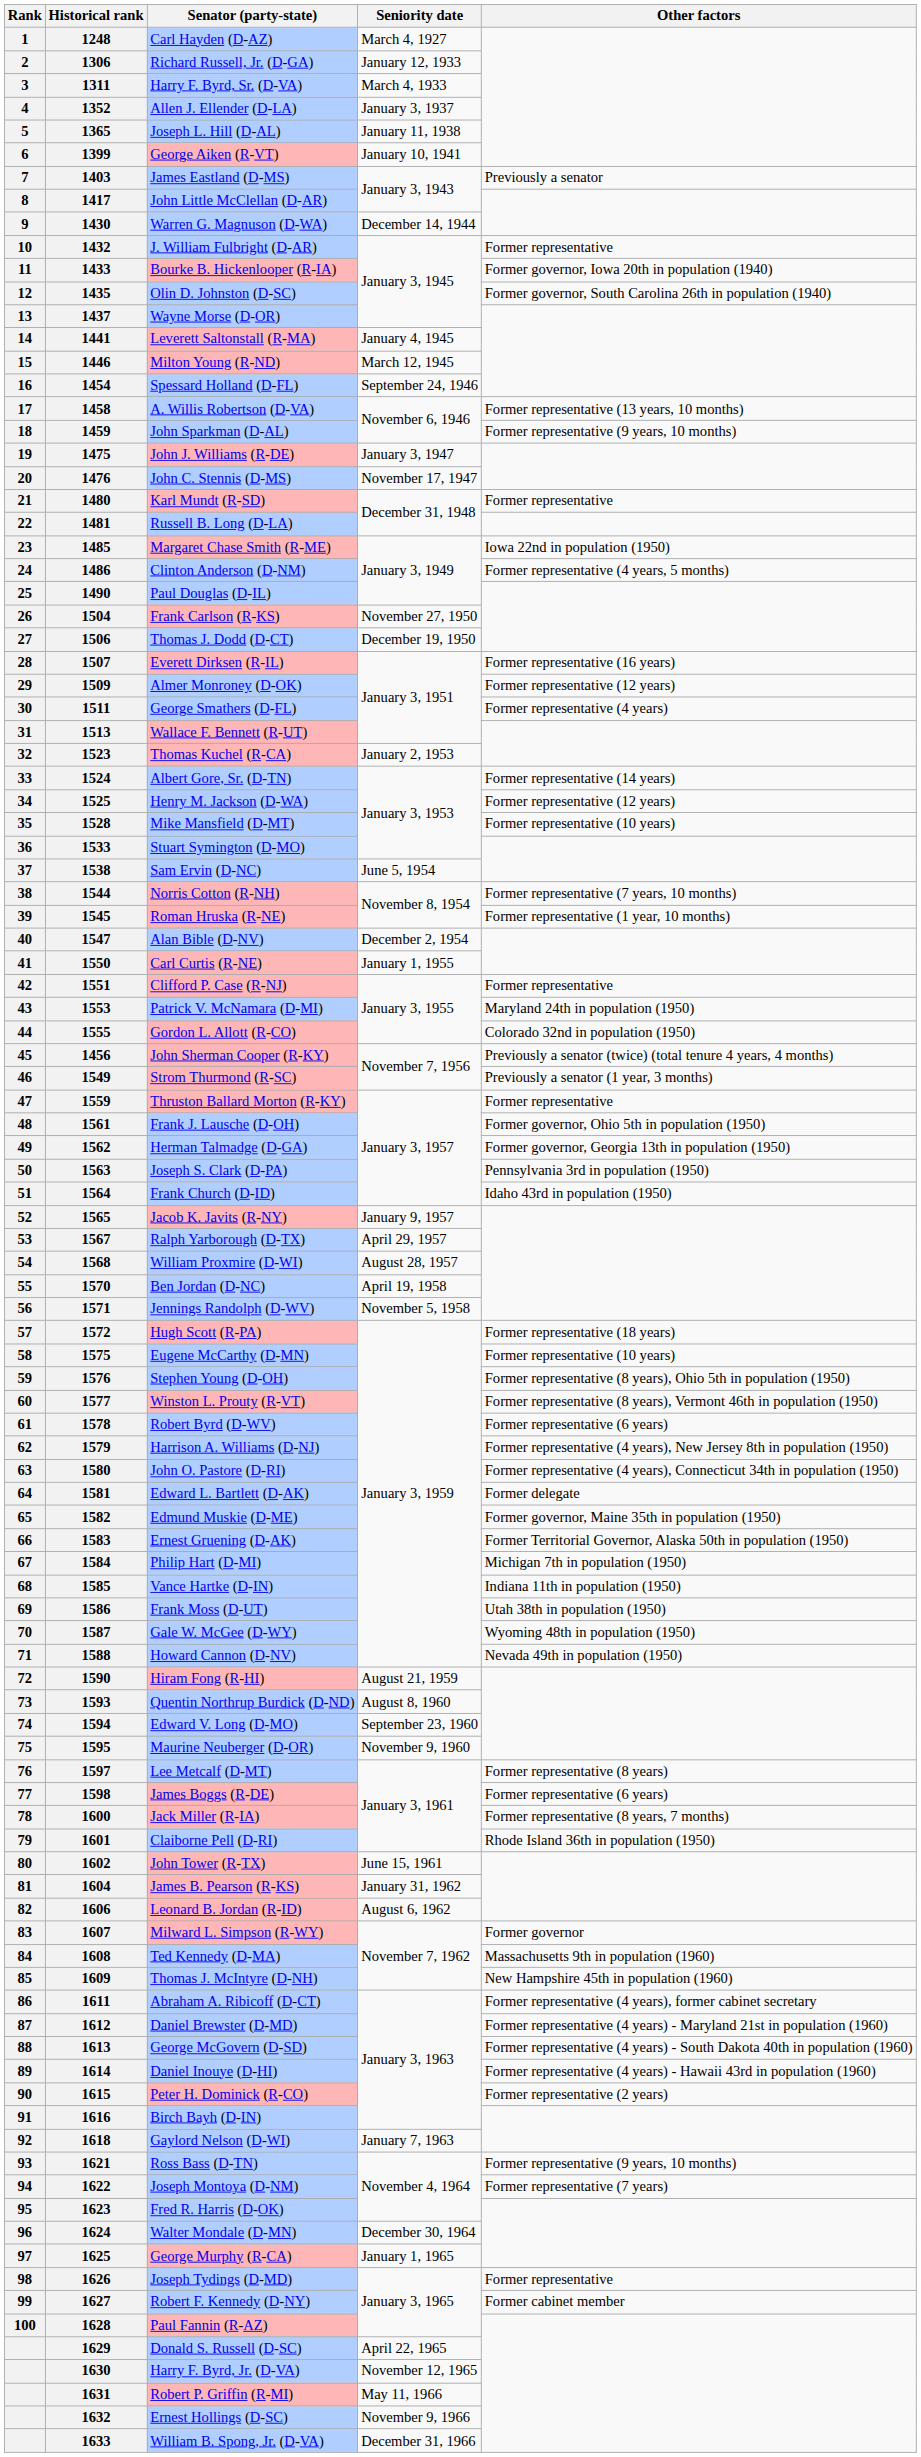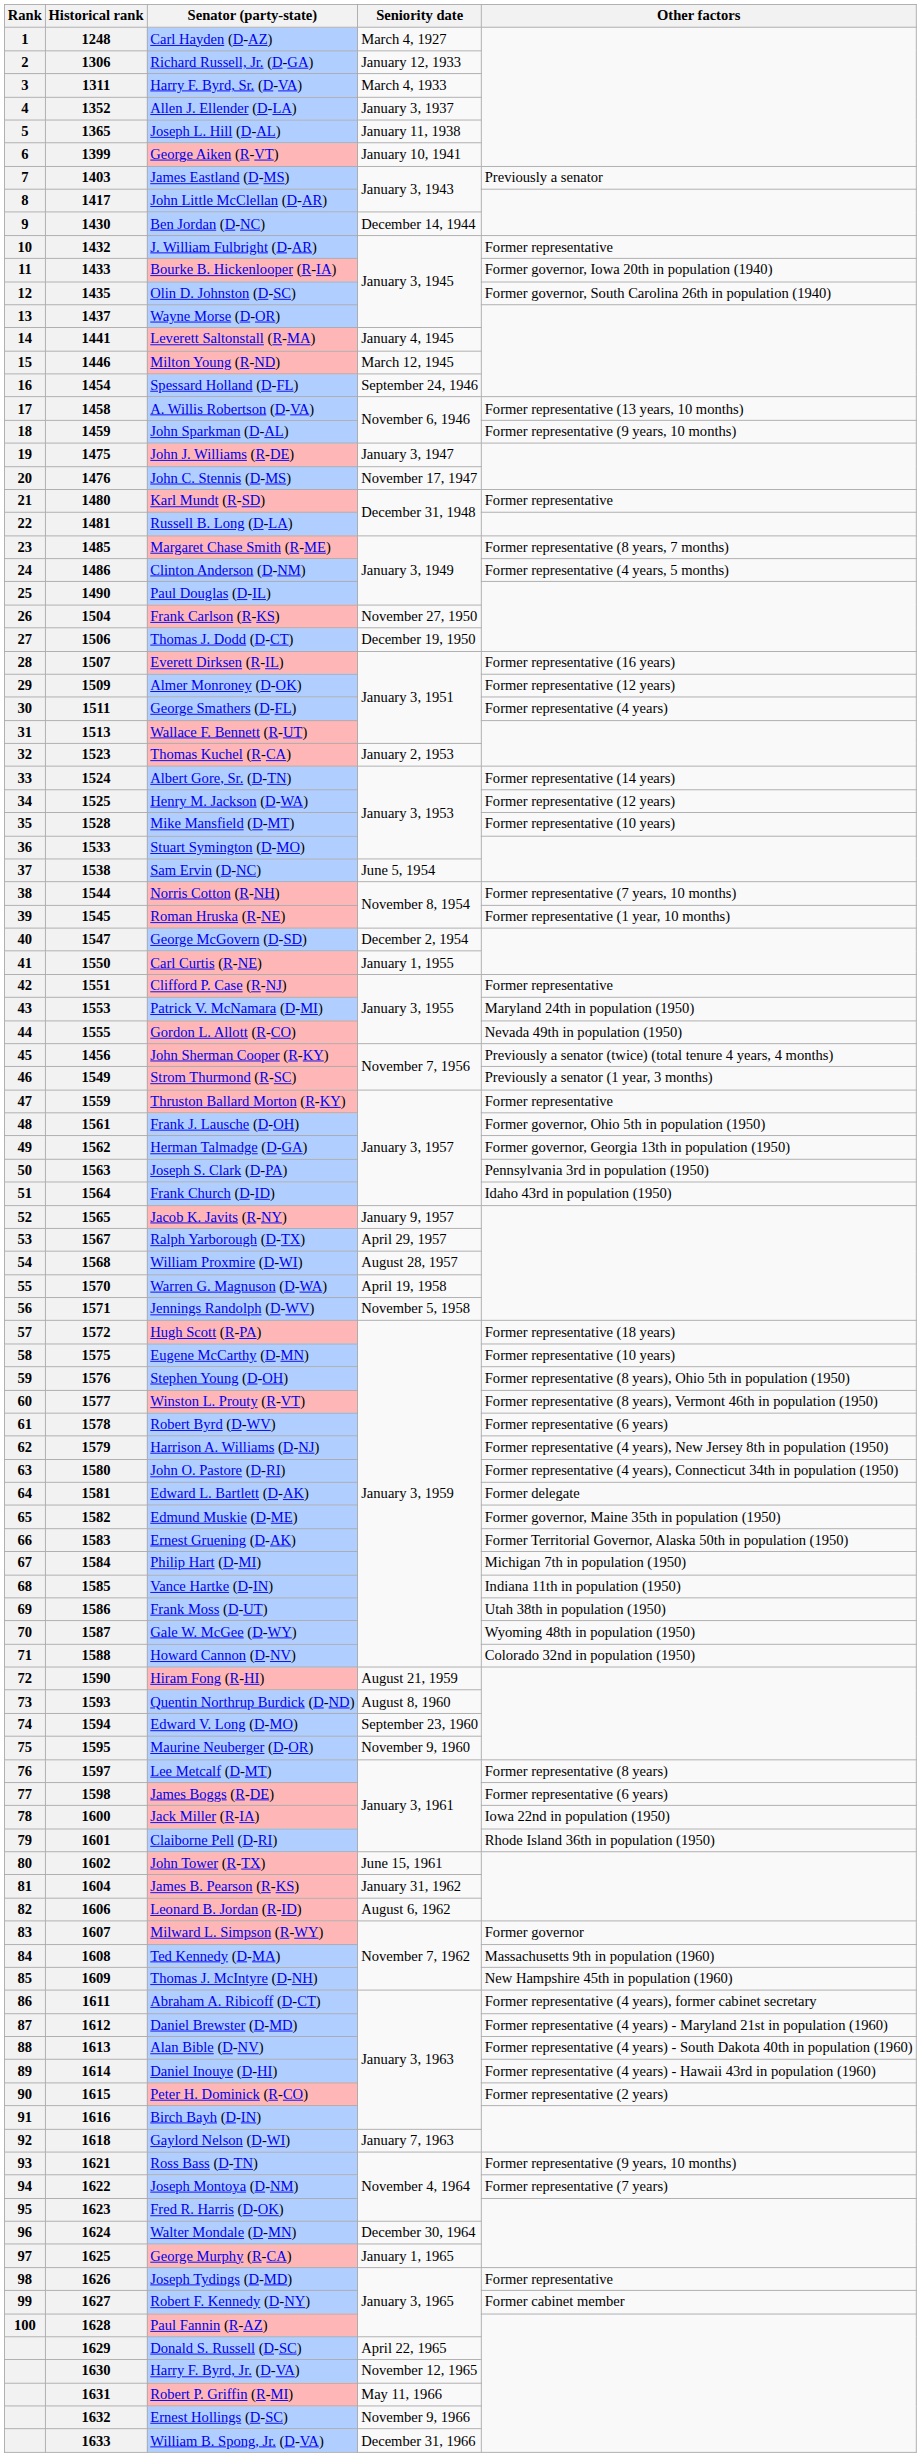(239, 223) Warren G. Magnuson (D-WA) -> (208, 223) Ben Jordan (D-NC)
(577, 547) Iowa 22nd in population (1950) -> (607, 547) Former representative (8 years, 7 months)
(207, 939) Alan Bible (D-NV) -> (229, 939) George McGovern (D-SD)
(590, 1032) Colorado 32nd in population (1950) -> (583, 1032) Nevada 49th in population (1950)
(208, 1286) Ben Jordan (D-NC) -> (239, 1286) Warren G. Magnuson (D-WA)
(583, 1655) Nevada 49th in population (1950) -> (590, 1655) Colorado 32nd in population (1950)
(607, 1817) Former representative (8 years, 7 months) -> (577, 1817) Iowa 22nd in population (1950)
(229, 2048) George McGovern (D-SD) -> (207, 2048) Alan Bible (D-NV)
